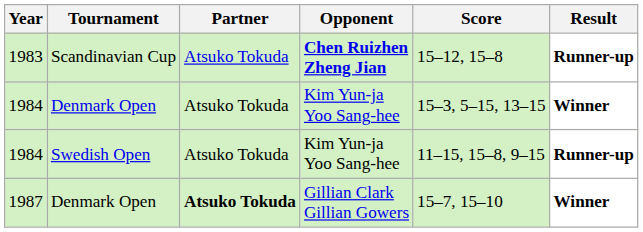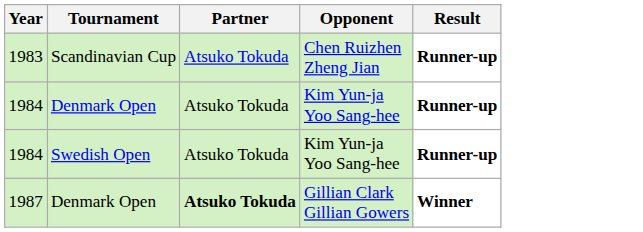- column: (481, 19)
(356, 57) bold -> (353, 57) normal
(581, 105) Winner -> (457, 105) Runner-up
